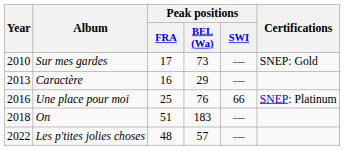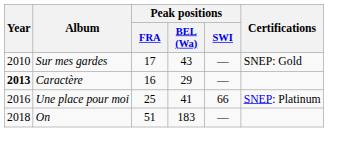(202, 62) 73 -> (186, 62) 43
(19, 80) normal -> (19, 80) bold
(202, 99) 76 -> (186, 99) 41
- row: (90, 136)
